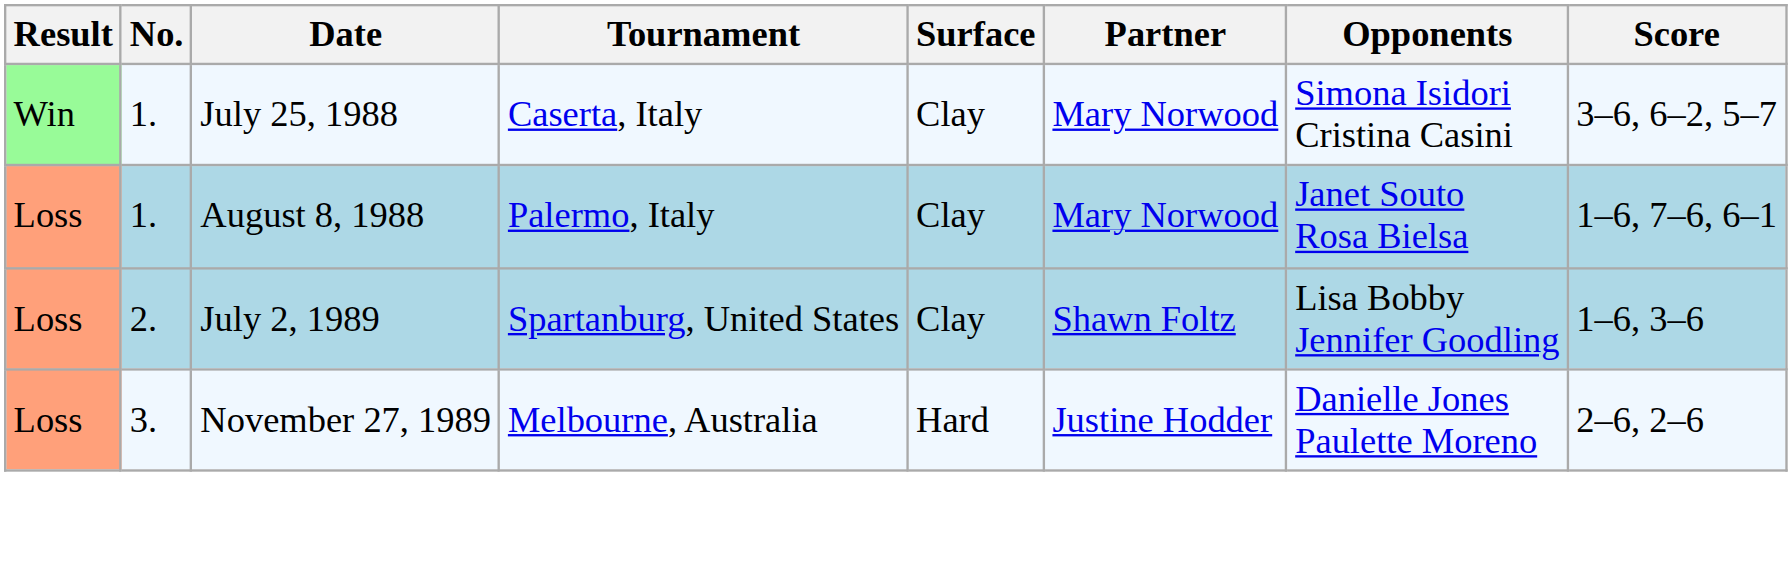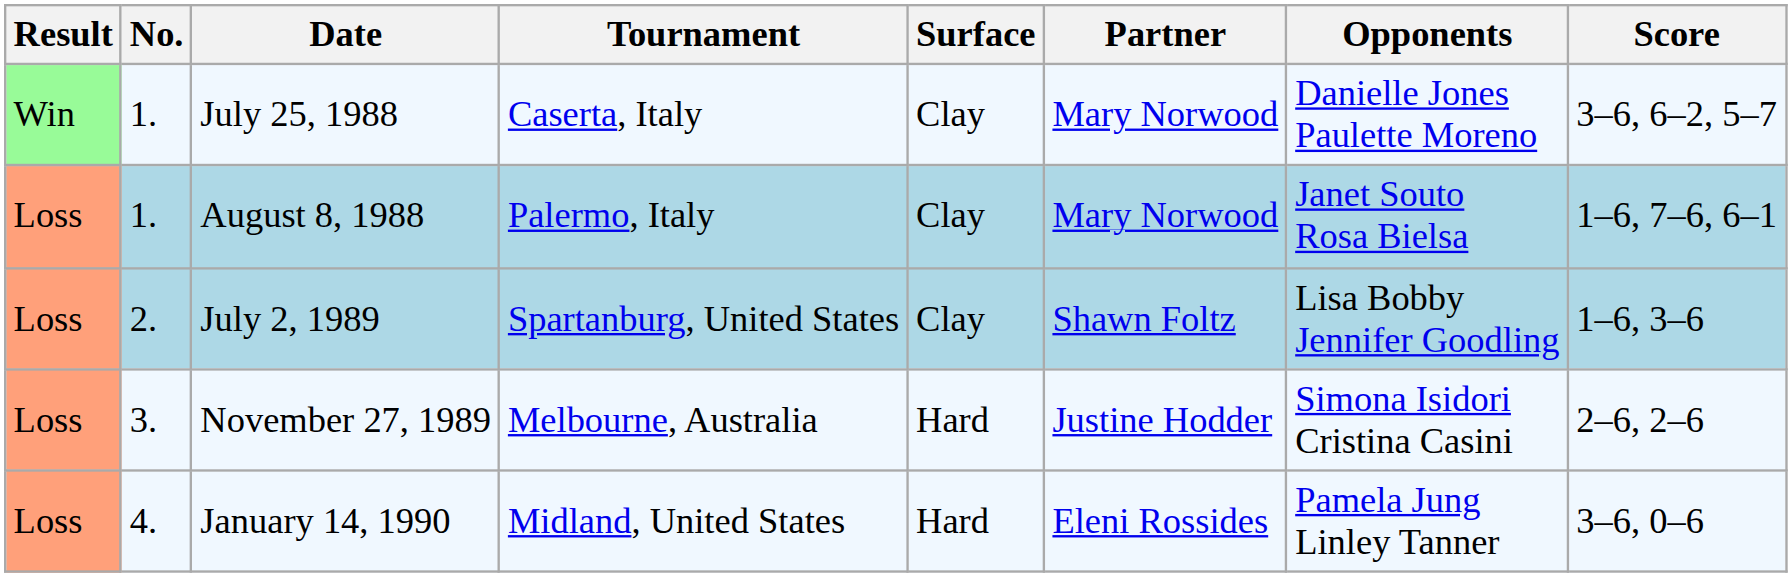(1404, 113) Simona Isidori Cristina Casini -> (1416, 113) Danielle Jones Paulette Moreno
(1416, 418) Danielle Jones Paulette Moreno -> (1404, 418) Simona Isidori Cristina Casini
+ row: (325, 519)
